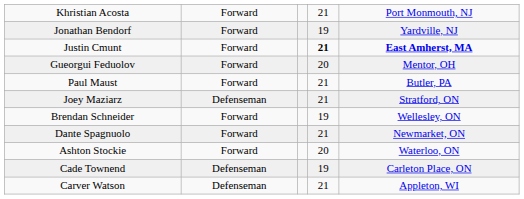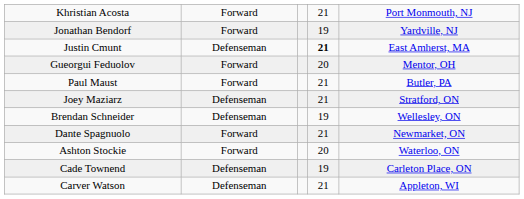(239, 47) Forward -> (239, 47) Defenseman
(429, 47) bold -> (429, 47) normal
(239, 116) Forward -> (239, 116) Defenseman
